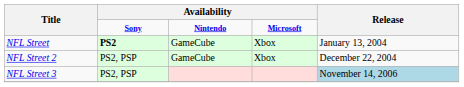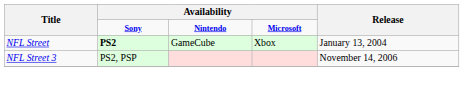- row: (31, 58)
(358, 74) lightblue background -> (358, 58) no background
